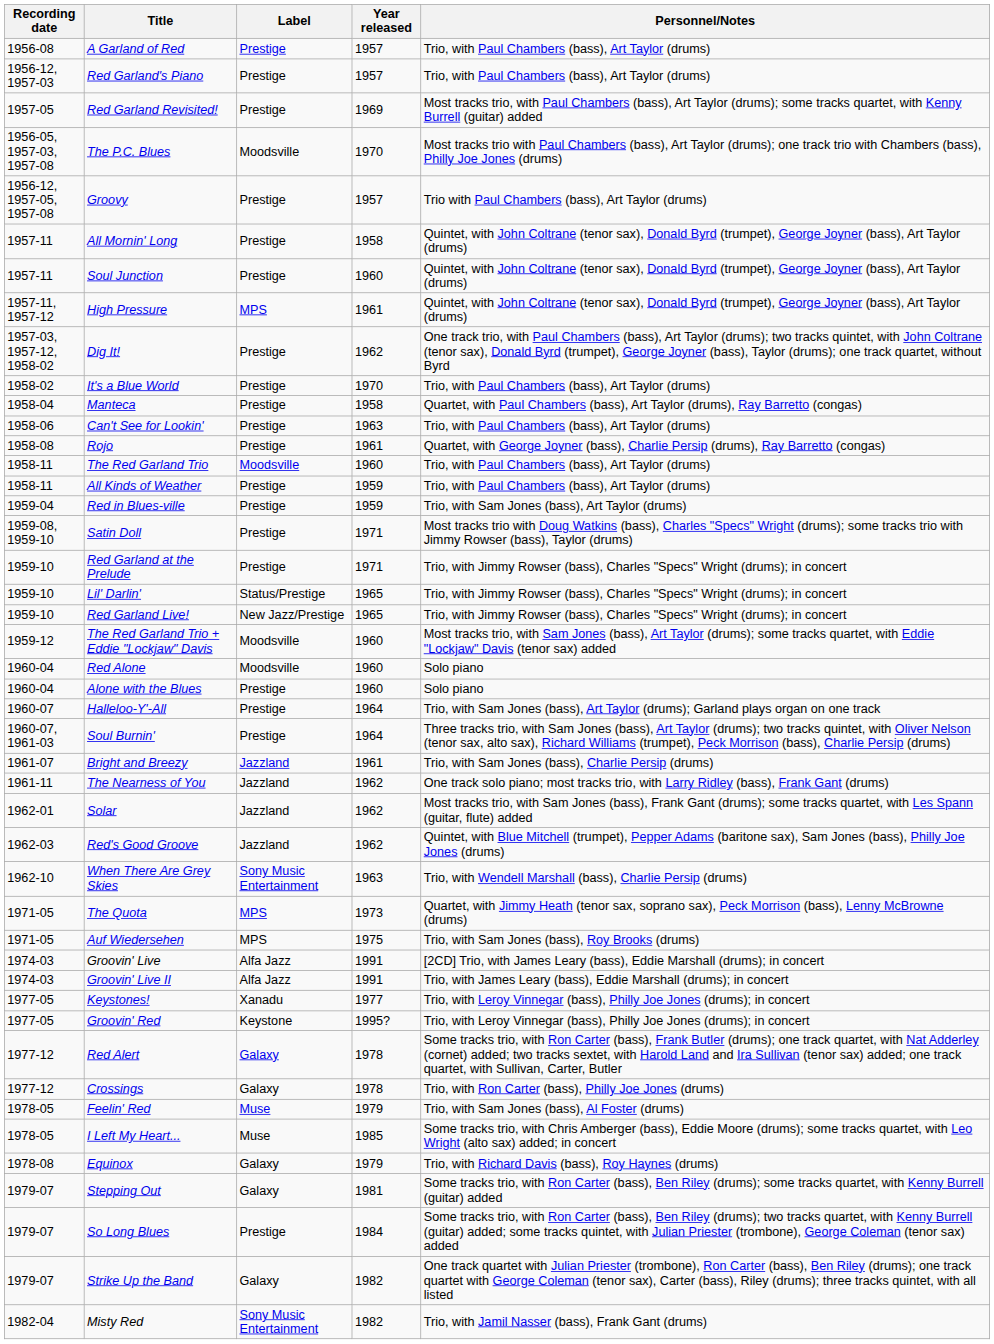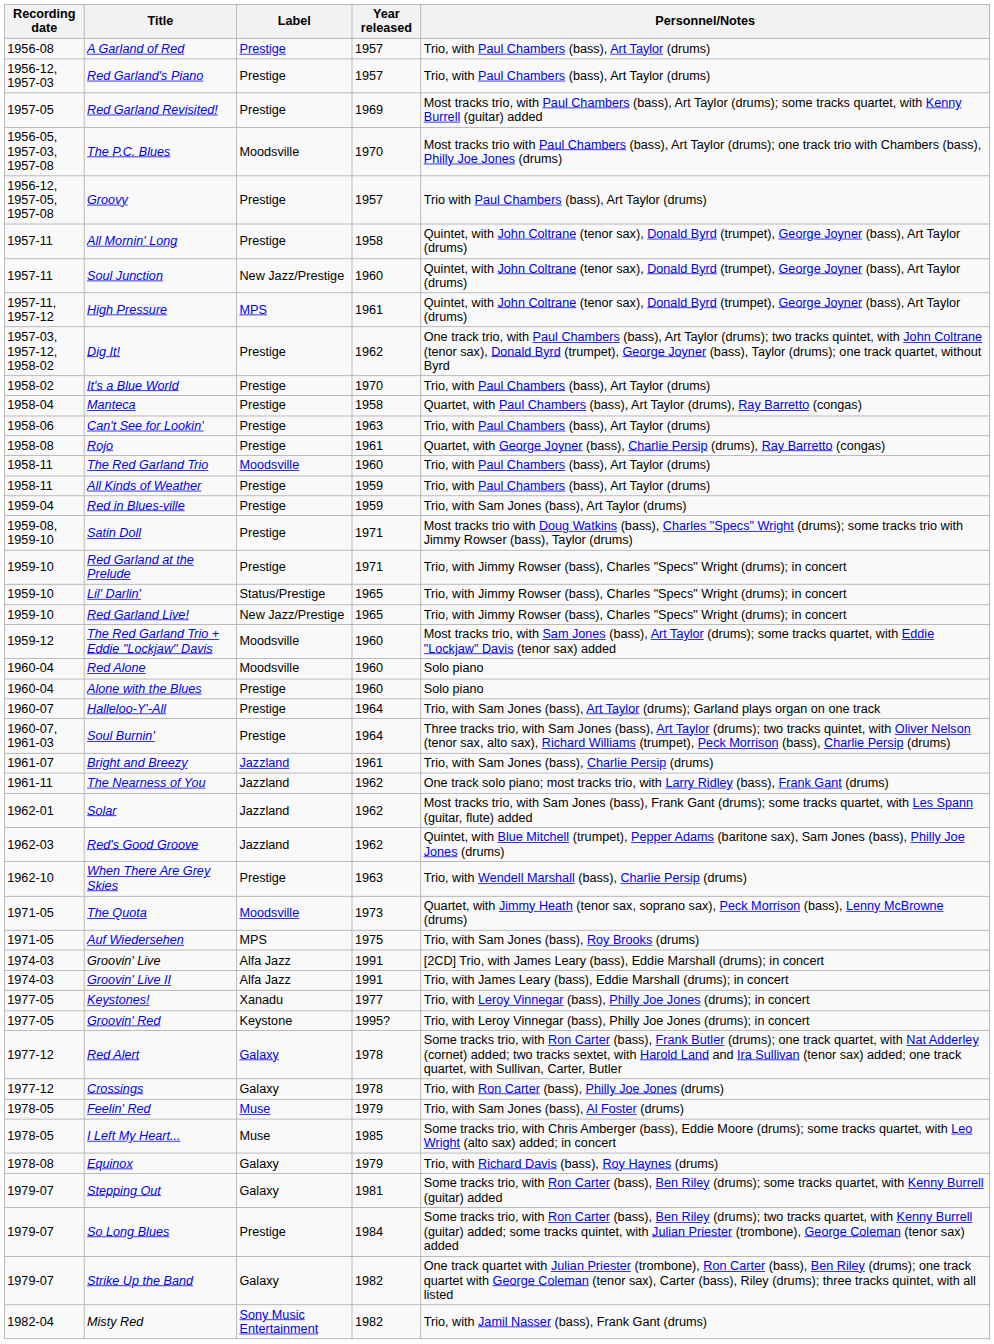(263, 275) Prestige -> (292, 275) New Jazz/Prestige
(279, 878) Sony Music Entertainment -> (263, 878) Prestige
(253, 913) MPS -> (269, 913) Moodsville
